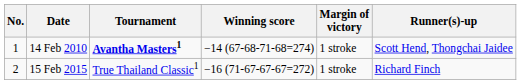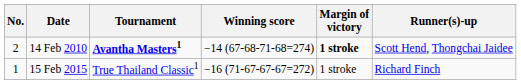(16, 48) 1 -> (16, 48) 2
(338, 48) normal -> (339, 48) bold
(16, 69) 2 -> (16, 69) 1
